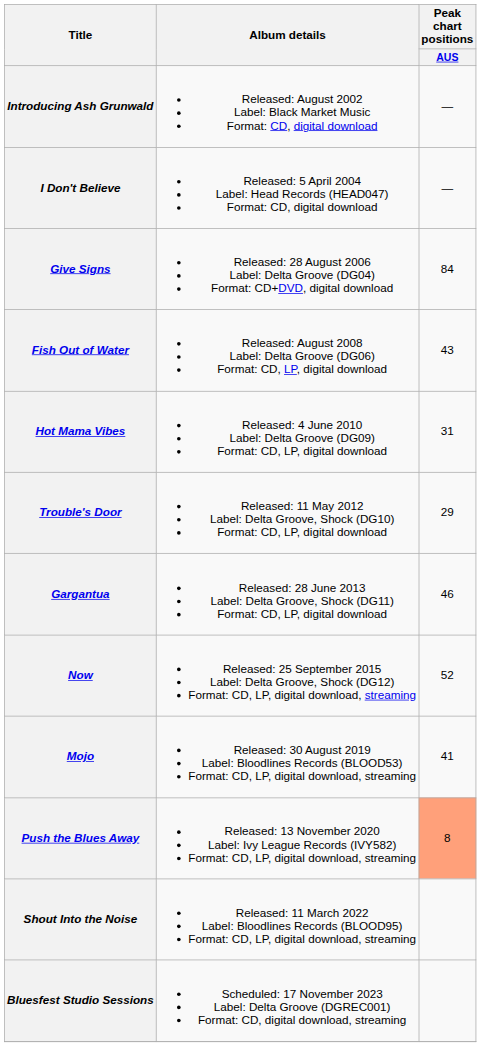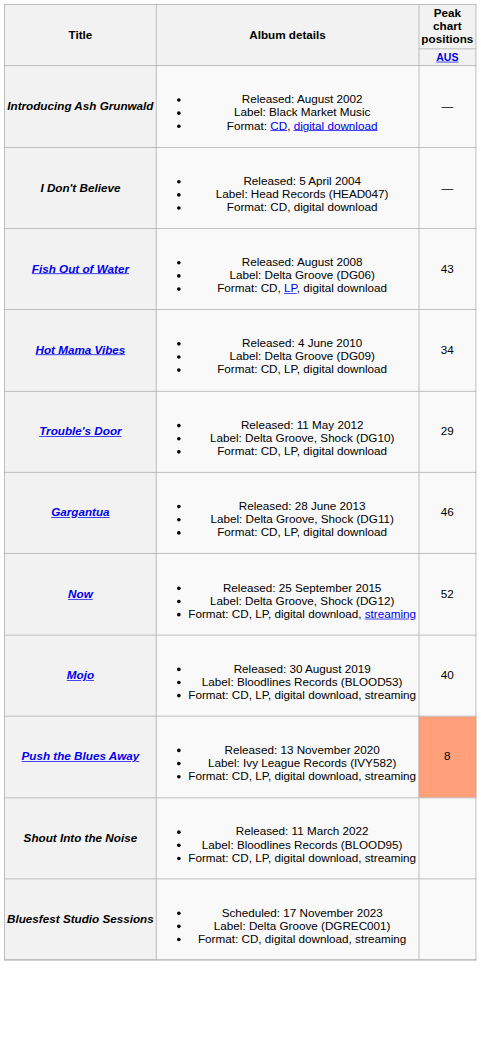- row: (80, 269)
(447, 431) 31 -> (447, 350) 34
(447, 756) 41 -> (447, 675) 40
